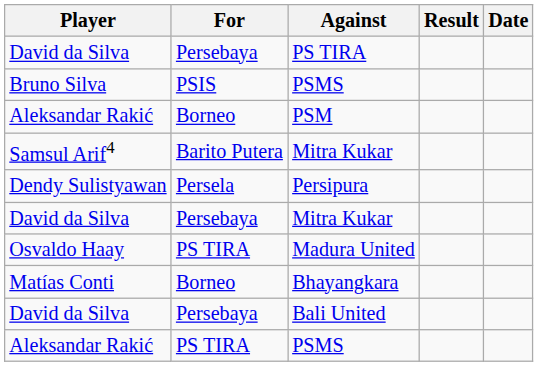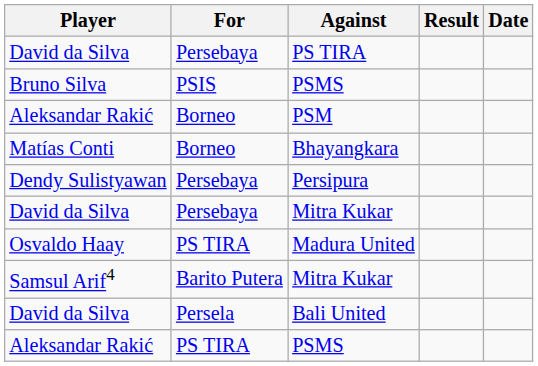rows swapped: (62, 151) <-> (62, 281)
(205, 185) Persela -> (217, 180) Persebaya
(217, 313) Persebaya -> (205, 313) Persela
